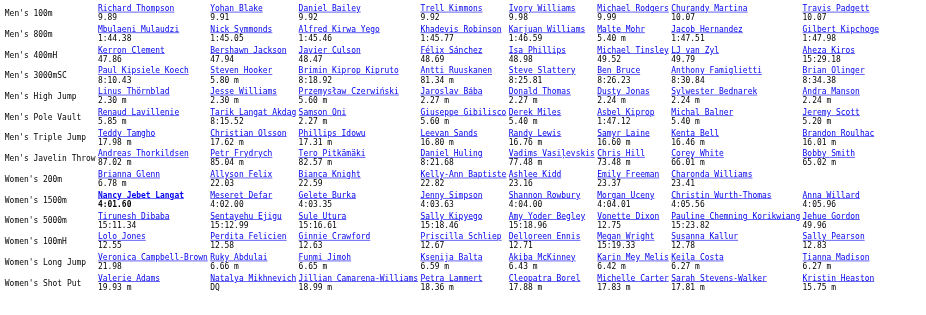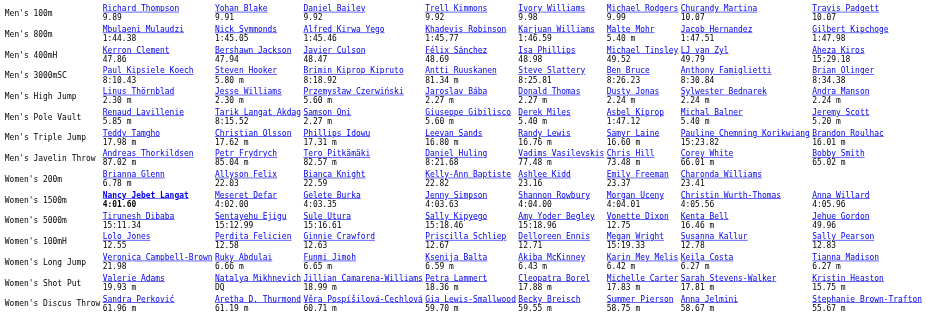(695, 137) Kenta Bell 16.46 m -> (745, 137) Pauline Chemning Korikwiang 15:23.82
(736, 220) Pauline Chemning Korikwiang 15:23.82 -> (705, 220) Kenta Bell 16.46 m
+ row: (53, 303)
